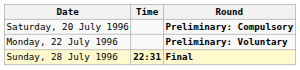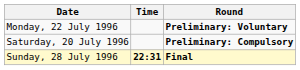rows swapped: (68, 27) <-> (62, 42)
